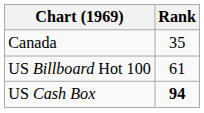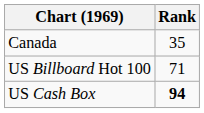(177, 68) 61 -> (177, 68) 71
